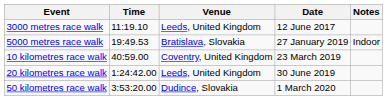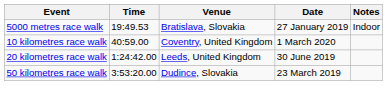- row: (55, 27)
(309, 57) 23 March 2019 -> (306, 42) 1 March 2020
(306, 88) 1 March 2020 -> (309, 73) 23 March 2019
